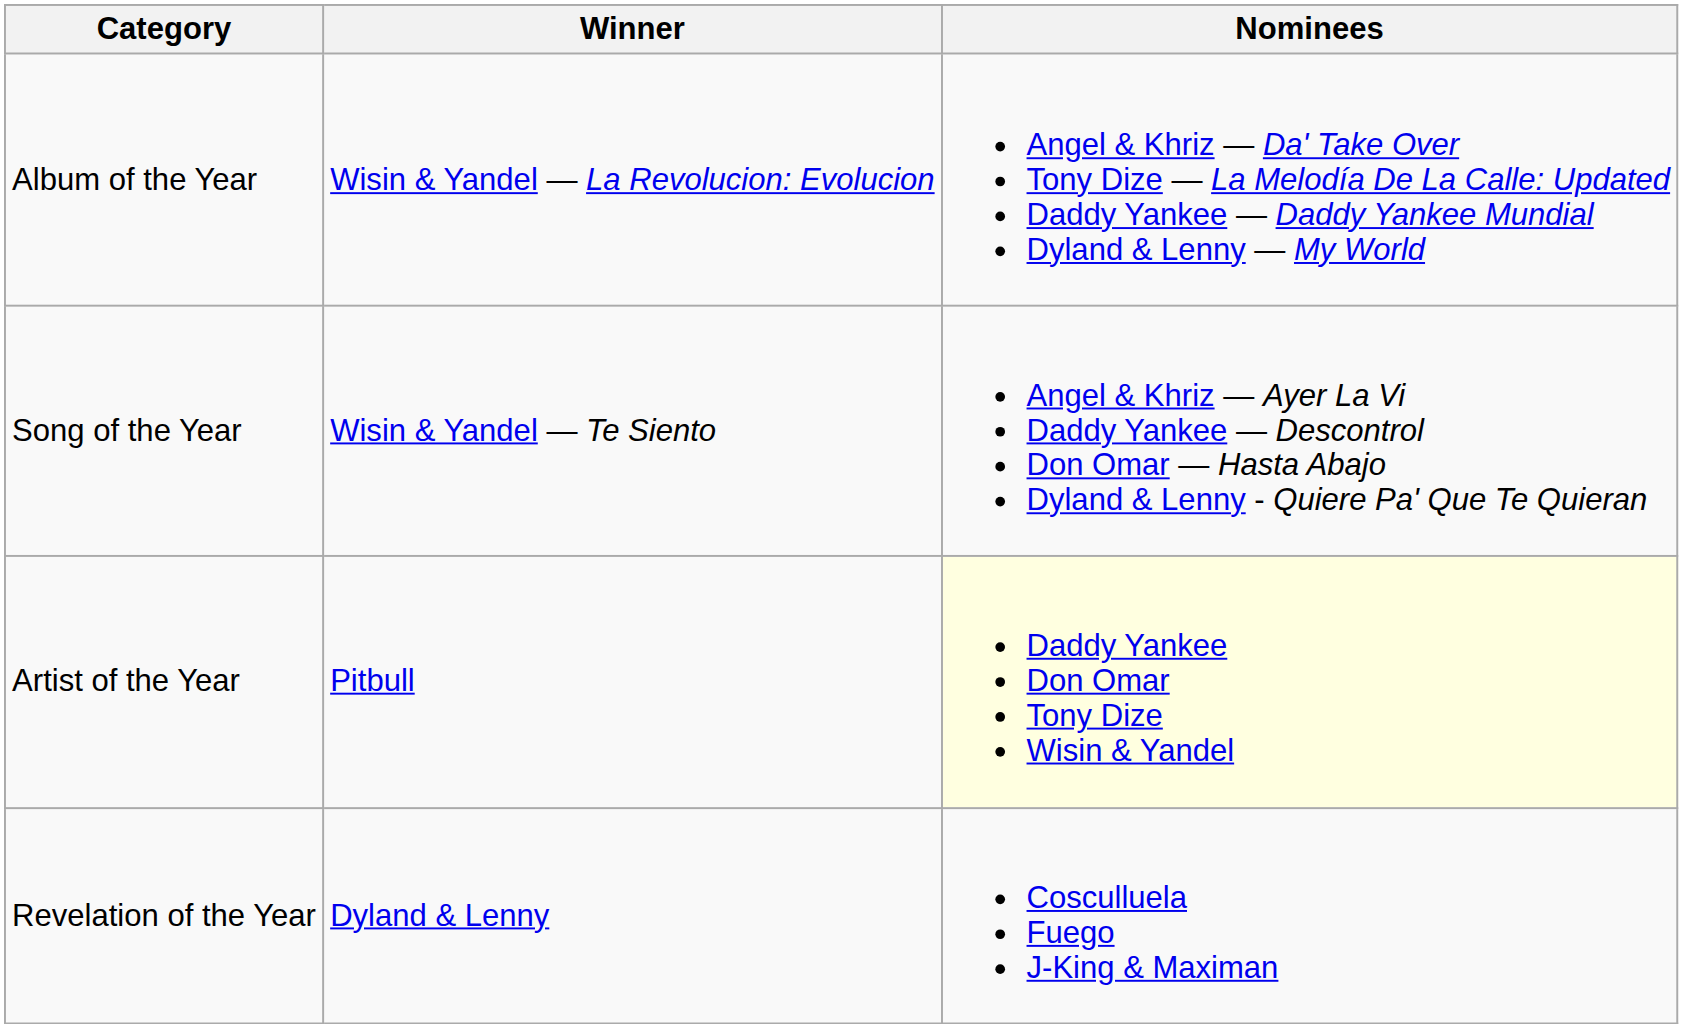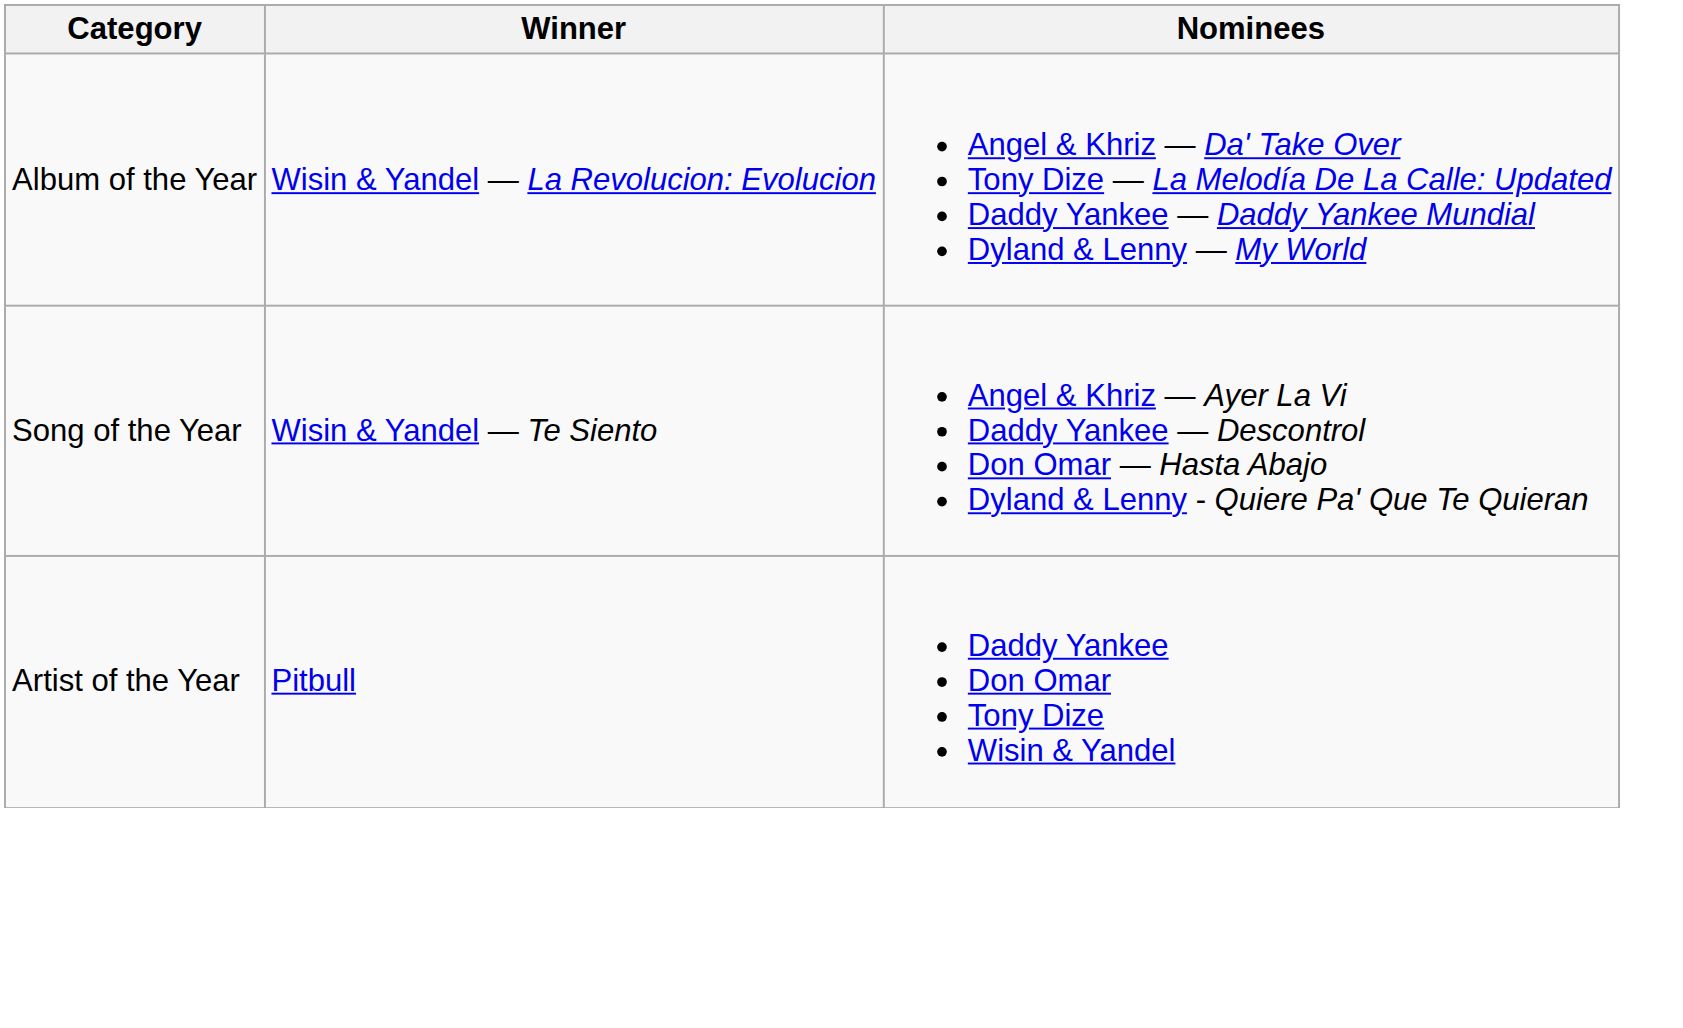(1310, 699) lightyellow background -> (1251, 699) no background
- row: (164, 914)
